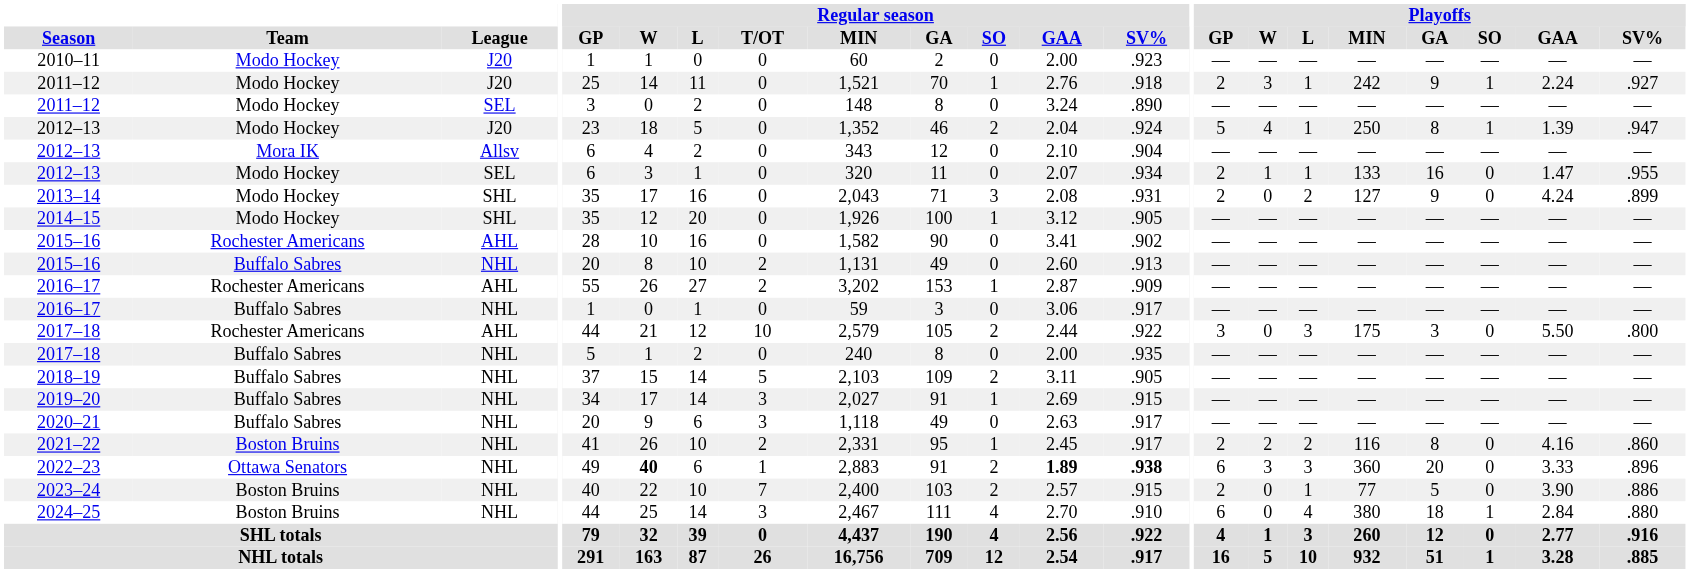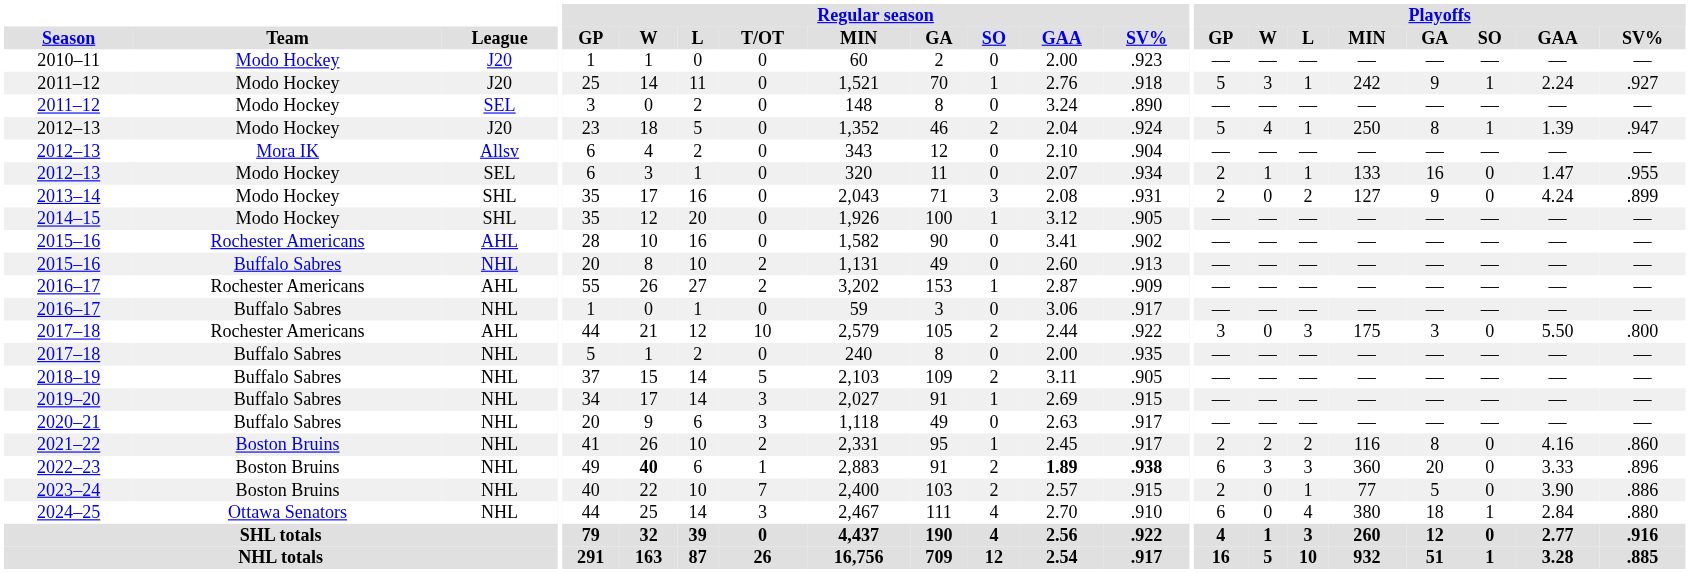(1221, 83) 2 -> (1221, 83) 5
(288, 467) Ottawa Senators -> (288, 467) Boston Bruins
(288, 512) Boston Bruins -> (288, 512) Ottawa Senators
